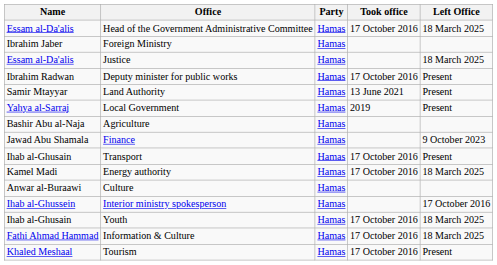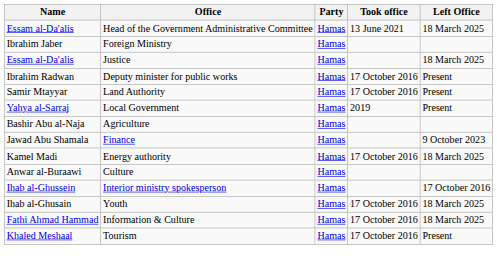(384, 28) 17 October 2016 -> (377, 28) 13 June 2021
(377, 92) 13 June 2021 -> (384, 92) 17 October 2016
- row: (123, 156)
